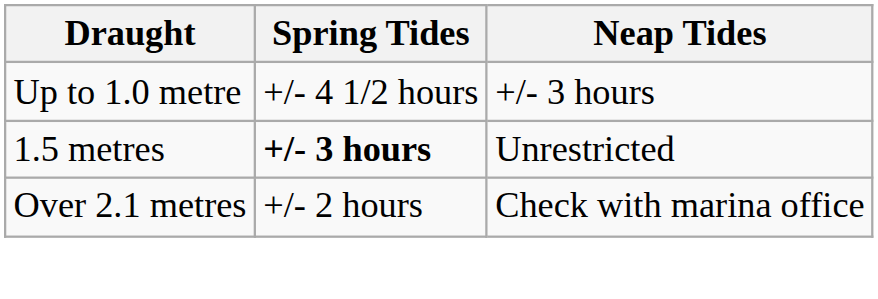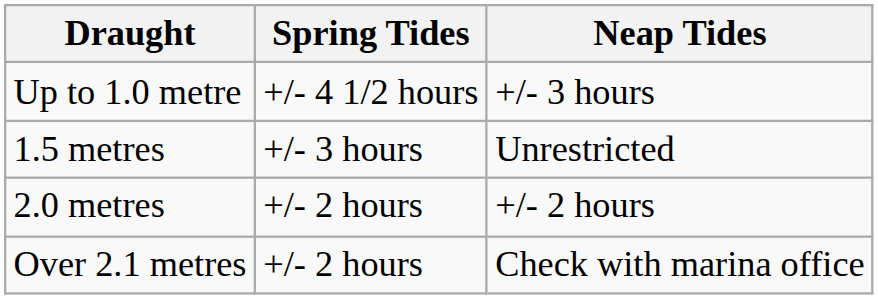(347, 148) bold -> (343, 148) normal
+ row: (89, 206)
